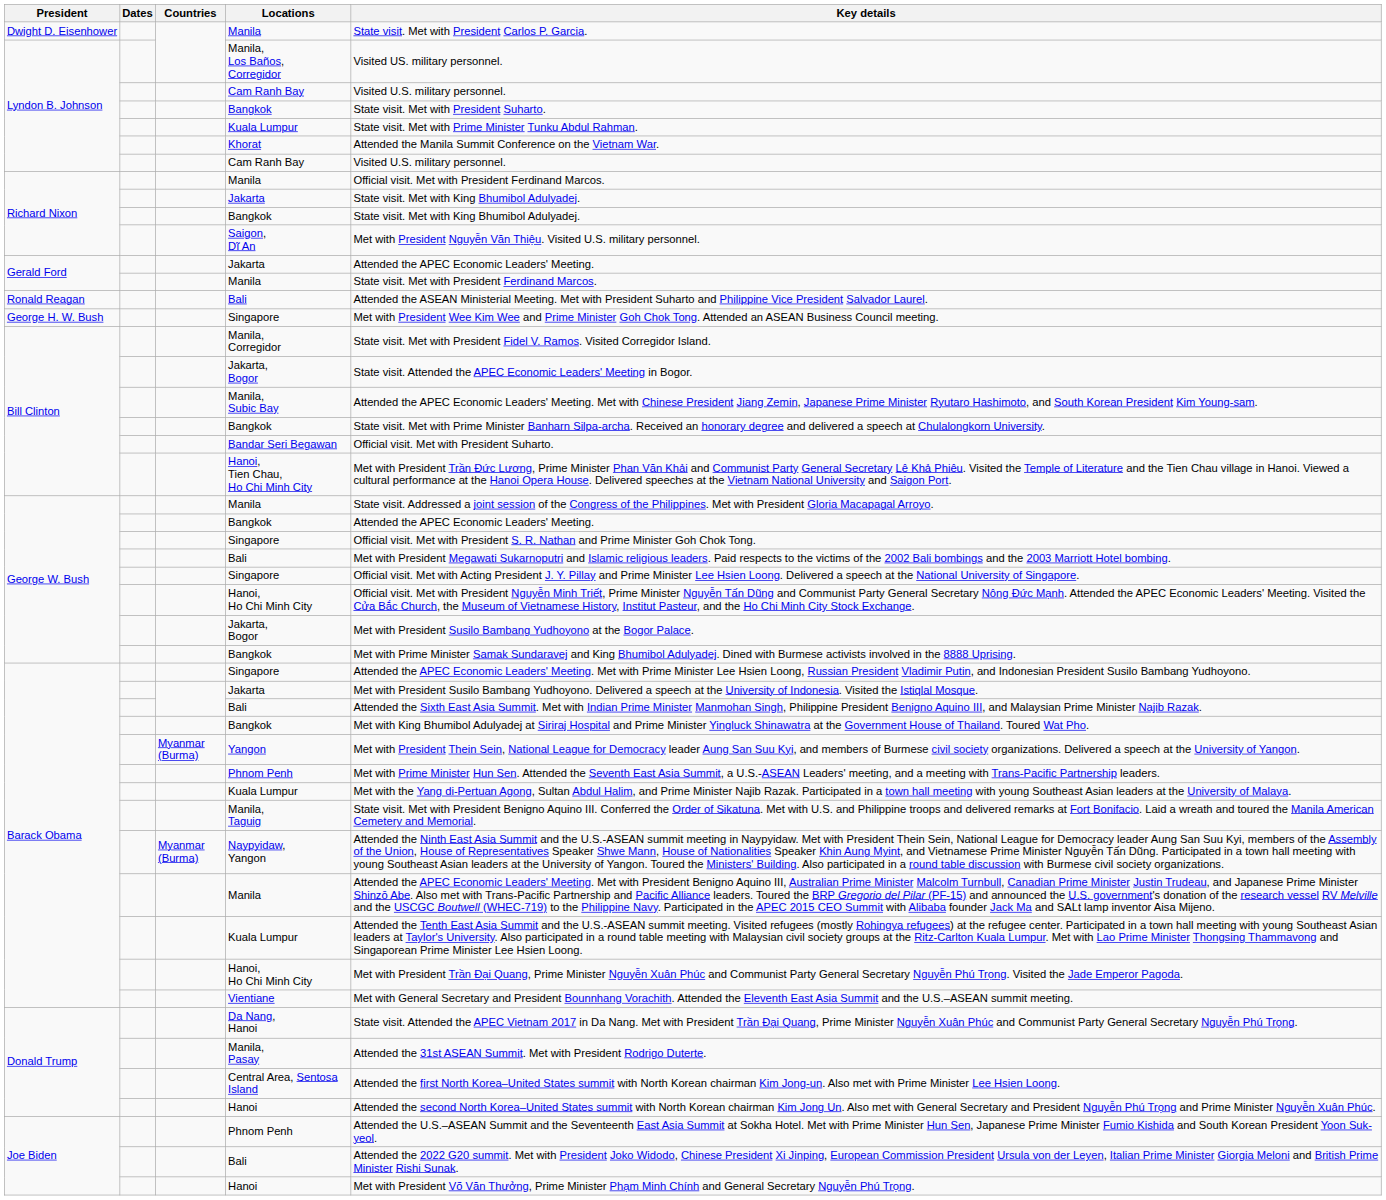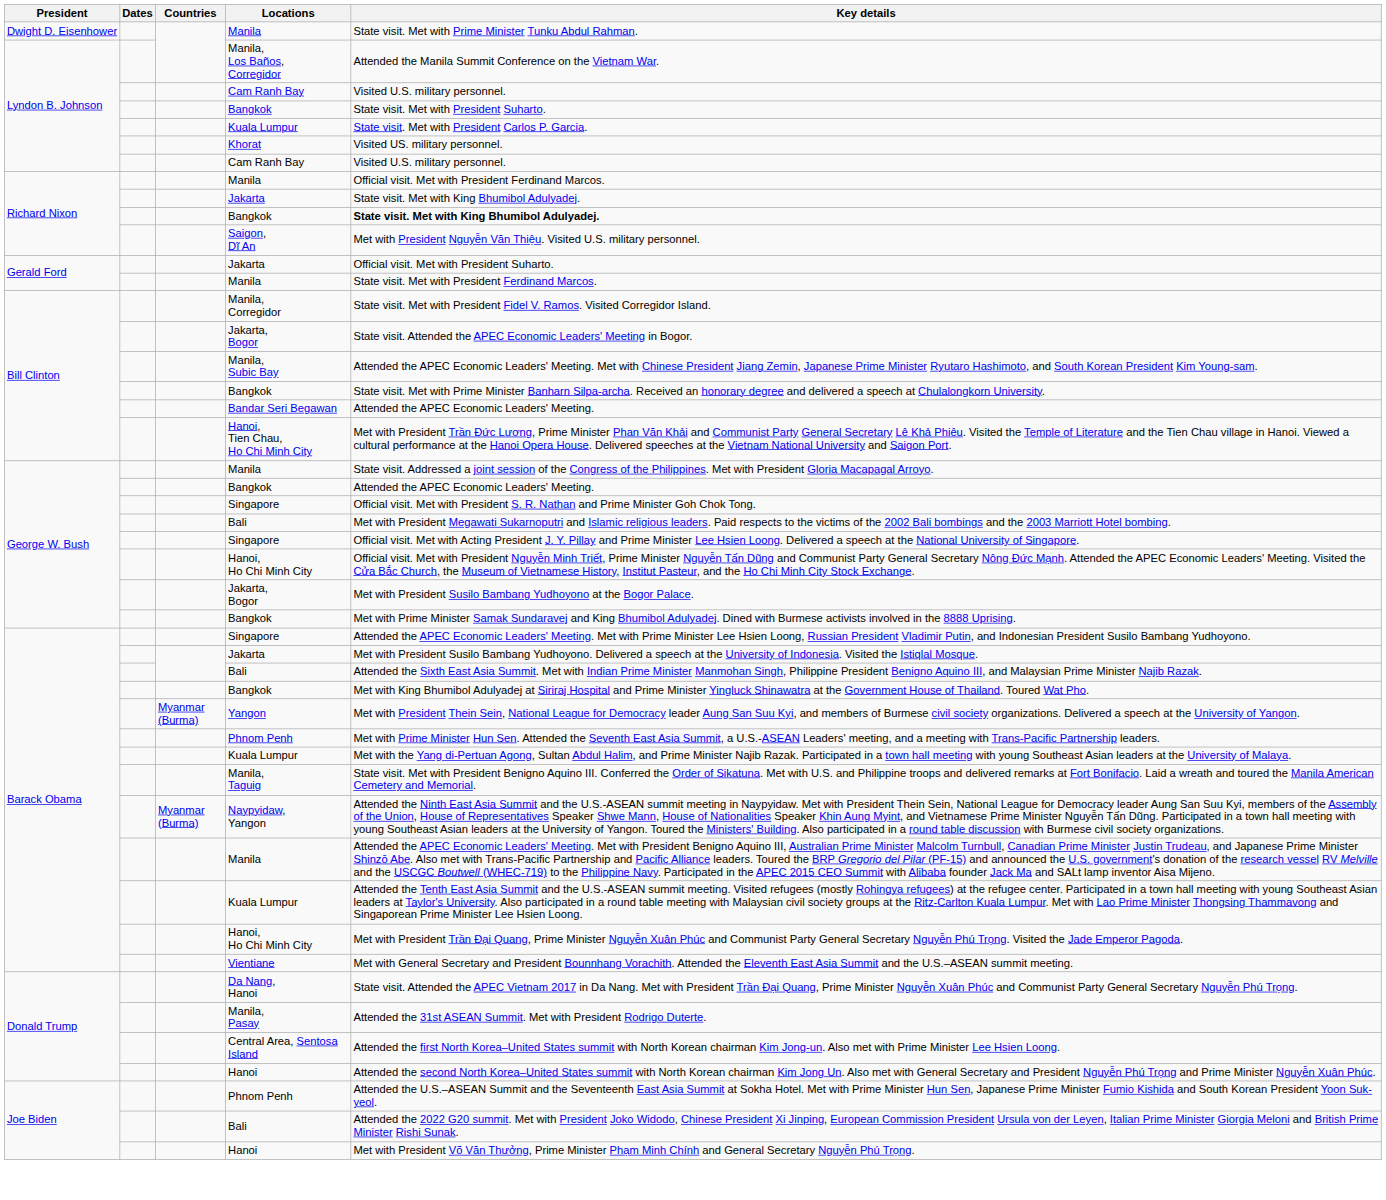(470, 31) State visit. Met with President Carlos P. Garcia. -> (496, 31) State visit. Met with Prime Minister Tunku Abdul Rahman.
(428, 61) Visited US. military personnel. -> (506, 61) Attended the Manila Summit Conference on the Vietnam War.
(496, 127) State visit. Met with Prime Minister Tunku Abdul Rahman. -> (470, 127) State visit. Met with President Carlos P. Garcia.
(506, 145) Attended the Manila Summit Conference on the Vietnam War. -> (428, 145) Visited US. military personnel.
(467, 216) normal -> (476, 216) bold
(474, 264) Attended the APEC Economic Leaders' Meeting. -> (454, 264) Official visit. Met with President Suharto.
- row: (46, 299)
- row: (55, 317)
(454, 444) Official visit. Met with President Suharto. -> (474, 408) Attended the APEC Economic Leaders' Meeting.
